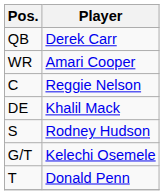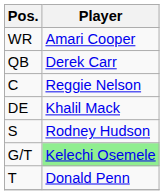rows swapped: (18, 39) <-> (20, 62)
(101, 155) no background -> (101, 155) lightgreen background
